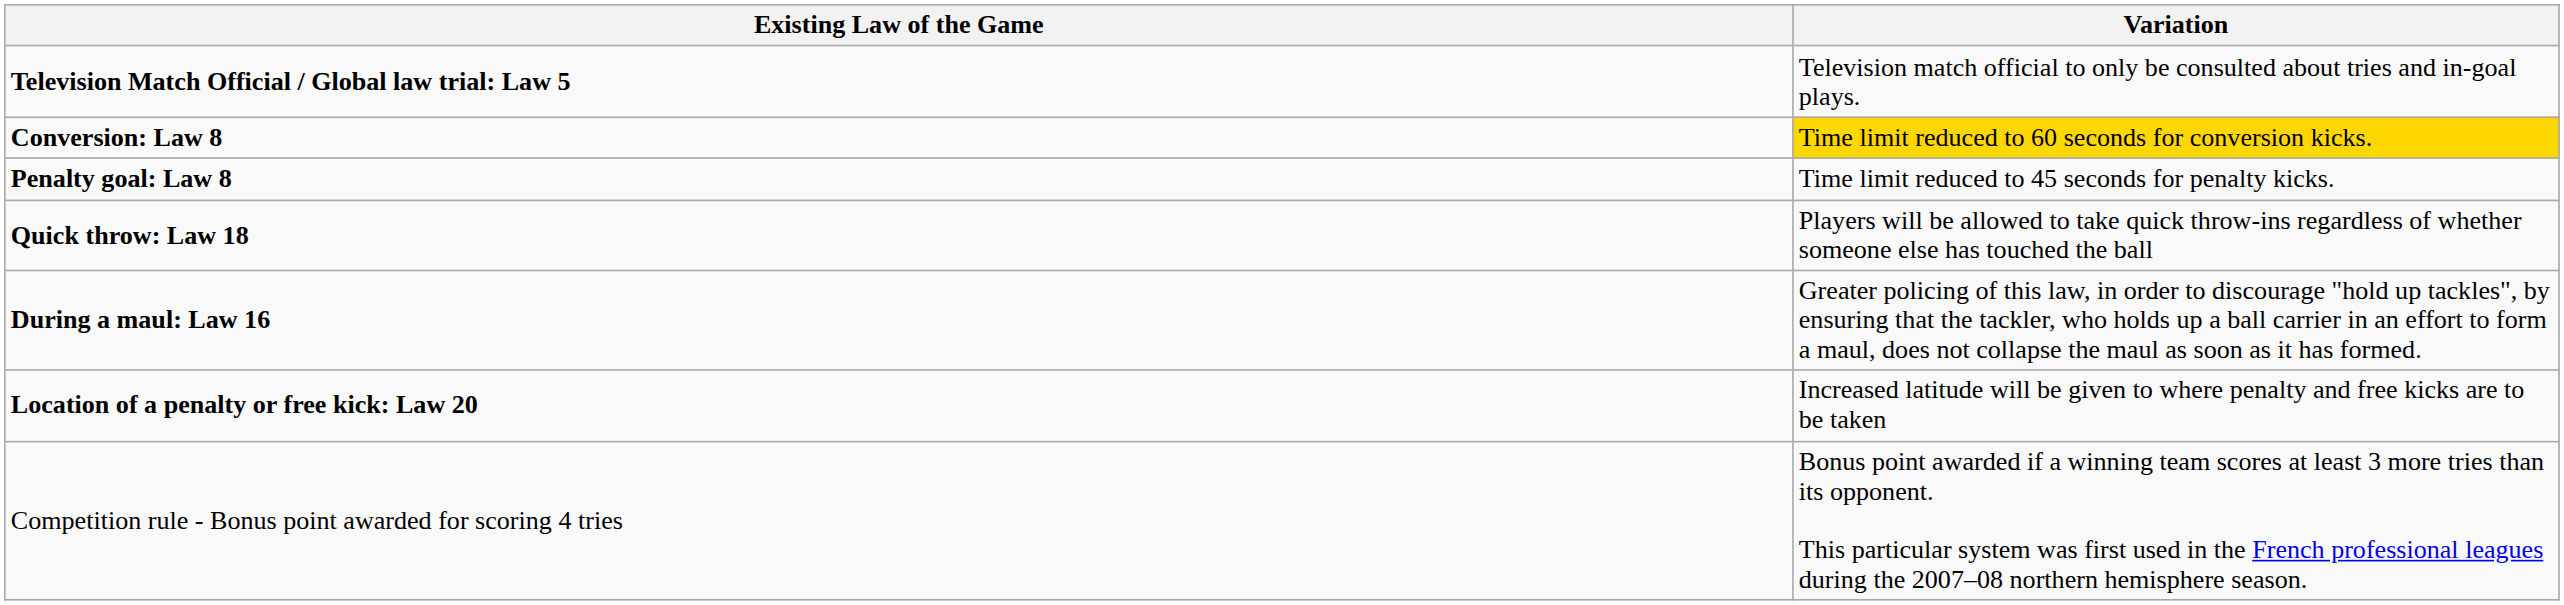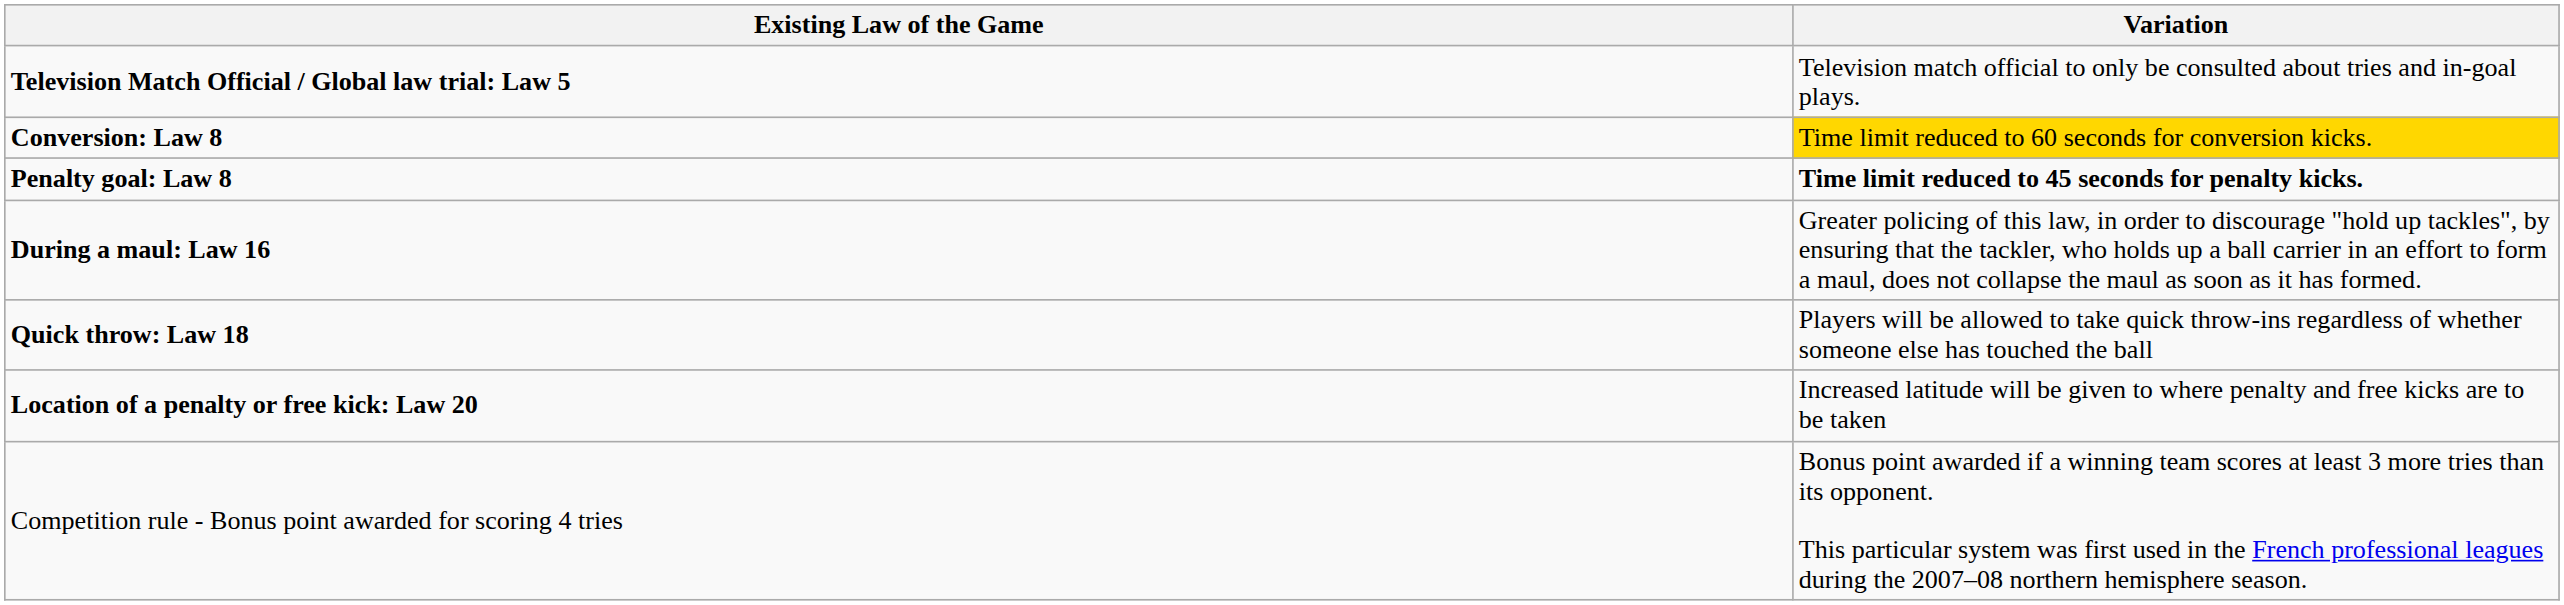(2067, 178) normal -> (2081, 178) bold
rows swapped: (141, 320) <-> (130, 234)
